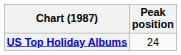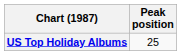(153, 42) 24 -> (153, 42) 25
